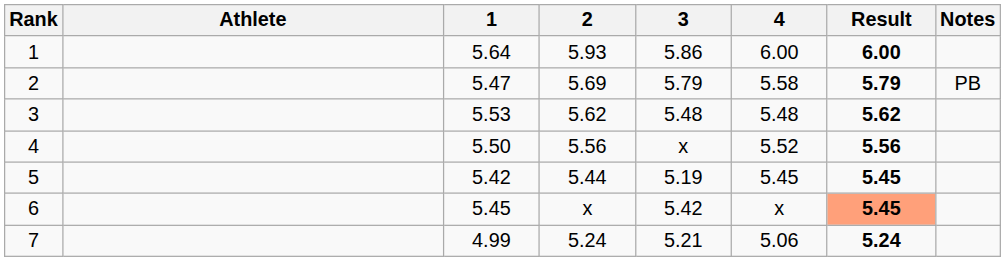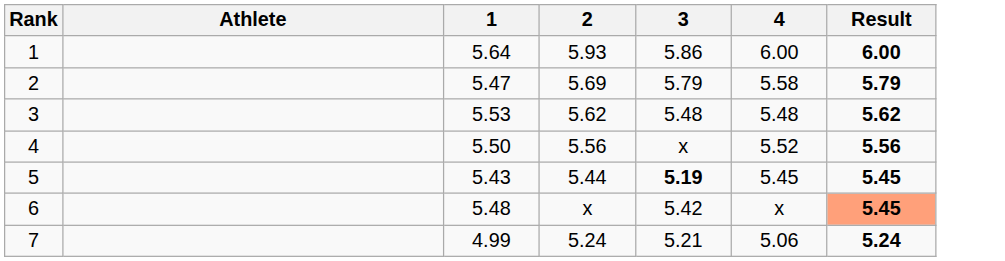- column: (968, 20)
(491, 177) 5.42 -> (491, 177) 5.43
(683, 177) normal -> (683, 177) bold
(491, 209) 5.45 -> (491, 209) 5.48
